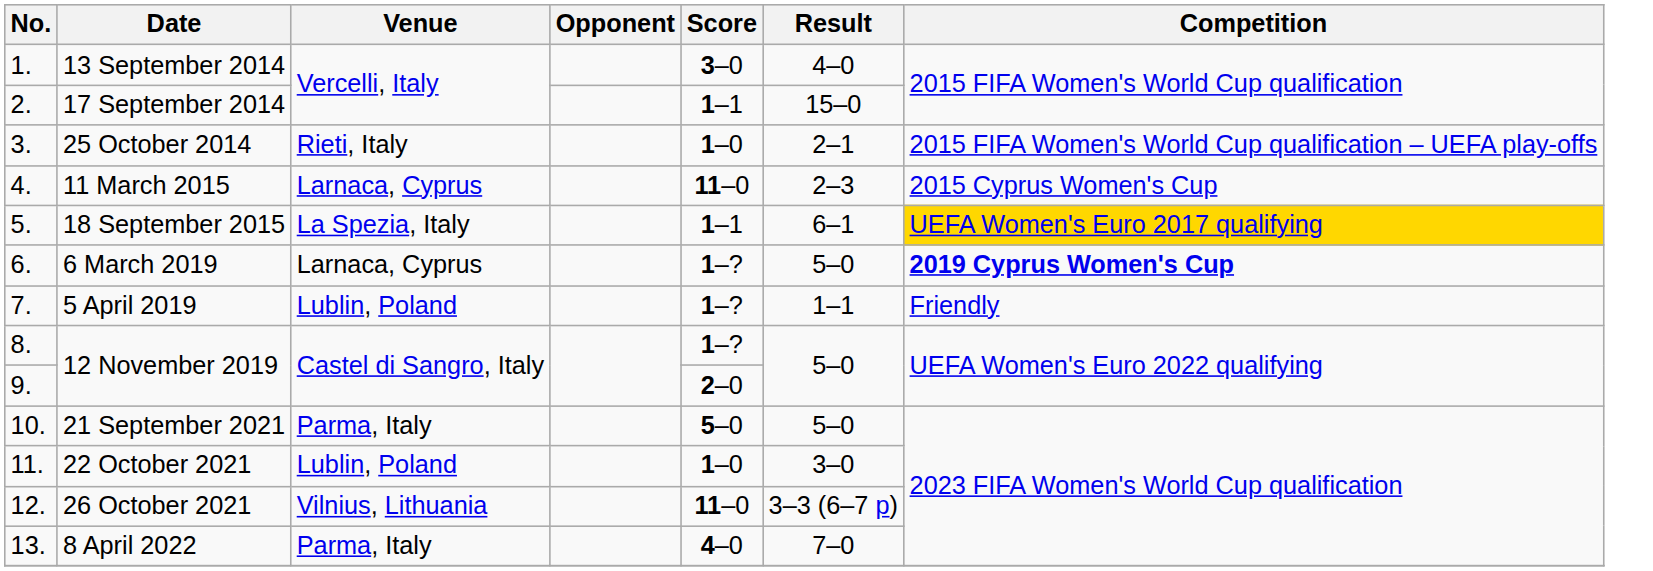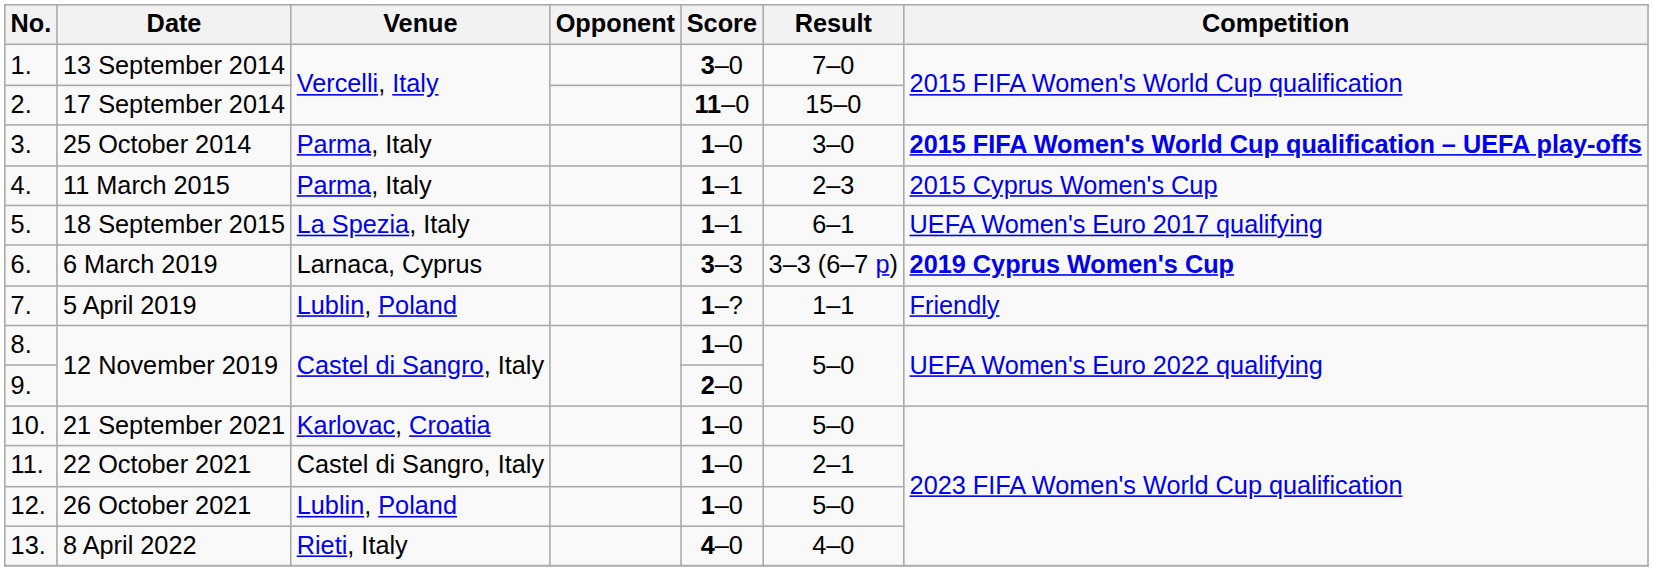(833, 64) 4–0 -> (833, 64) 7–0
(722, 104) 1–1 -> (722, 104) 11–0
(352, 144) Rieti, Italy -> (364, 144) Parma, Italy
(833, 144) 2–1 -> (833, 144) 3–0
(1253, 144) normal -> (1276, 144) bold
(389, 184) Larnaca, Cyprus -> (364, 184) Parma, Italy
(722, 184) 11–0 -> (722, 184) 1–1
(1116, 225) gold background -> (1116, 225) no background
(722, 265) 1–? -> (722, 265) 3–3
(833, 265) 5–0 -> (833, 265) 3–3 (6–7 p)
(722, 345) 1–? -> (722, 345) 1–0
(364, 425) Parma, Italy -> (394, 425) Karlovac, Croatia
(722, 425) 5–0 -> (722, 425) 1–0
(377, 465) Lublin, Poland -> (420, 465) Castel di Sangro, Italy
(833, 465) 3–0 -> (833, 465) 2–1
(392, 505) Vilnius, Lithuania -> (377, 505) Lublin, Poland
(722, 505) 11–0 -> (722, 505) 1–0
(833, 505) 3–3 (6–7 p) -> (833, 505) 5–0
(364, 545) Parma, Italy -> (352, 545) Rieti, Italy
(833, 545) 7–0 -> (833, 545) 4–0
